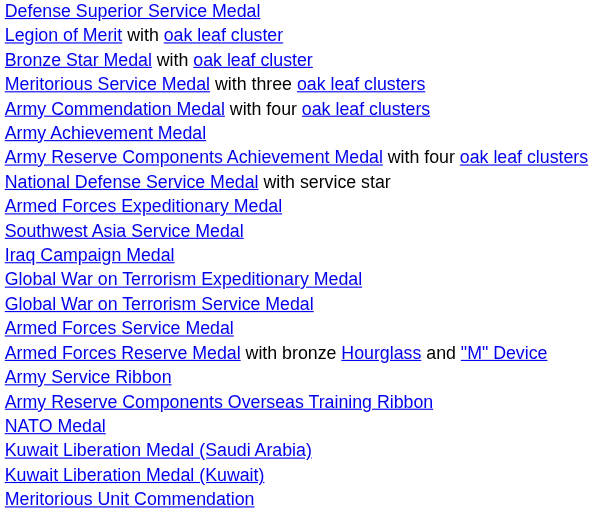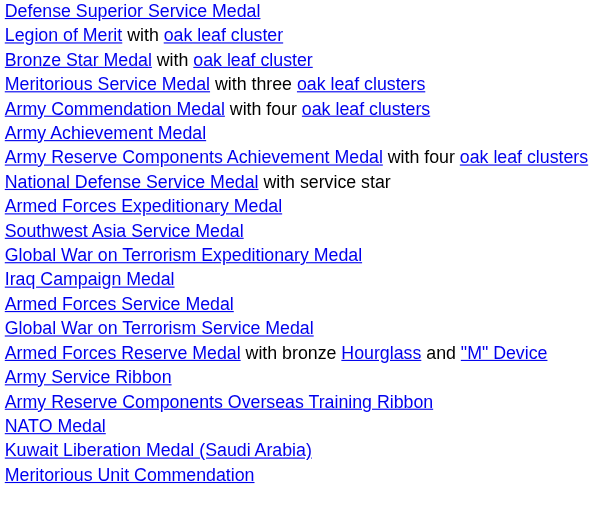rows swapped: (90, 255) <-> (183, 279)
rows swapped: (159, 304) <-> (119, 328)
- row: (135, 475)
